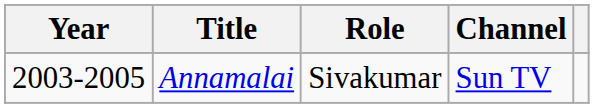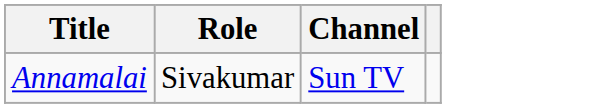- column: (79, 28)
